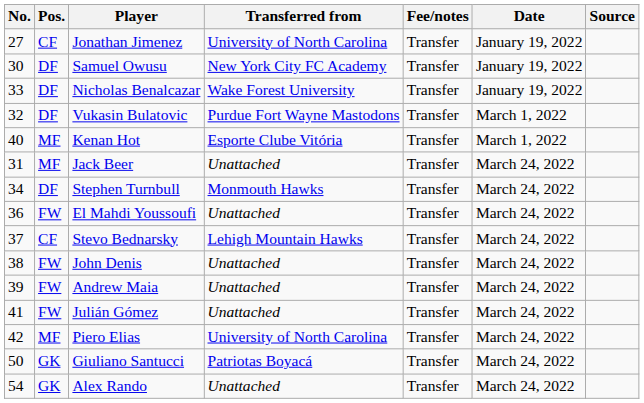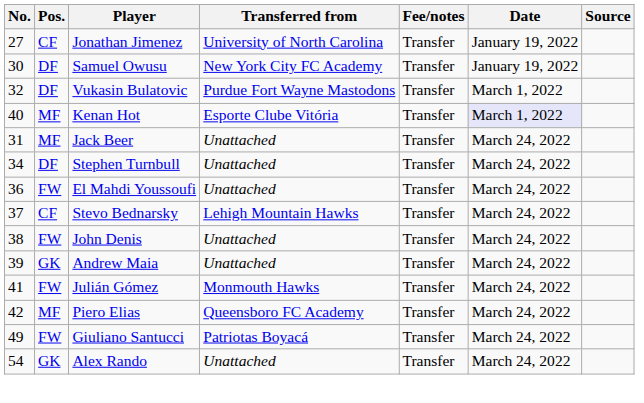- row: (136, 90)
(521, 139) no background -> (517, 115) lavender background
(266, 189) Monmouth Hawks -> (239, 164) Unattached
(50, 287) FW -> (49, 262) GK
(244, 312) Unattached -> (261, 287) Monmouth Hawks
(297, 336) University of North Carolina -> (283, 312) Queensboro FC Academy
(16, 361) 50 -> (16, 336) 49
(49, 361) GK -> (50, 336) FW
